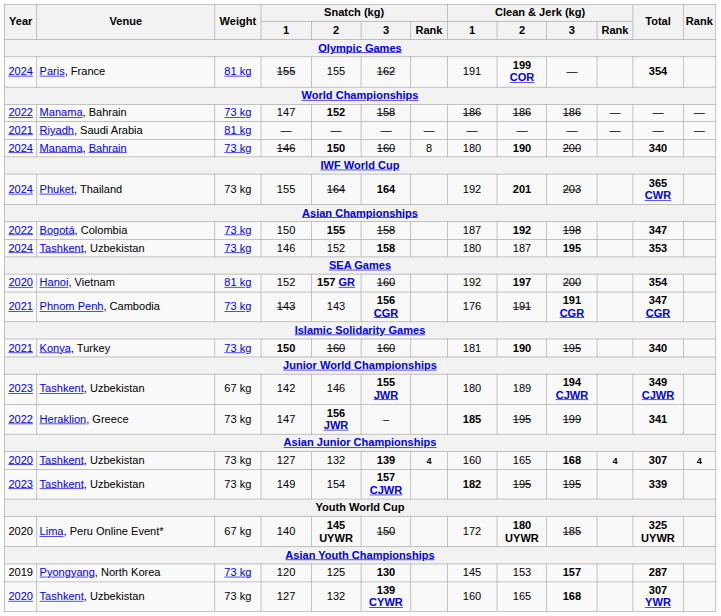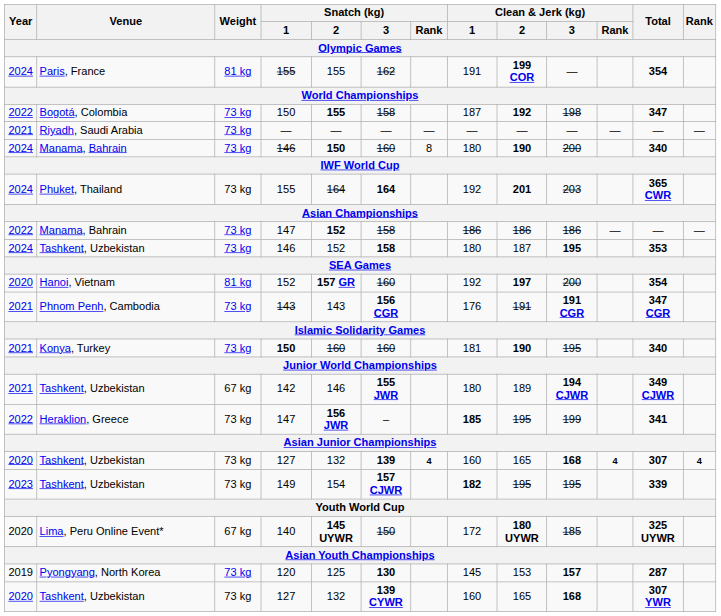rows swapped: (83, 230) <-> (83, 113)
(238, 130) 81 kg -> (238, 130) 73 kg
(21, 389) 2023 -> (21, 389) 2021
